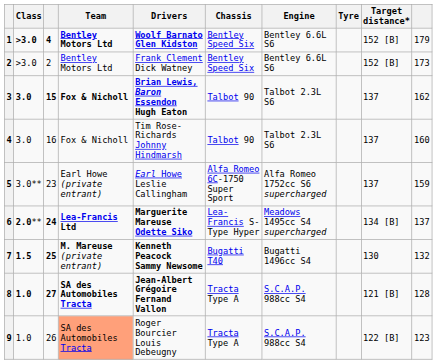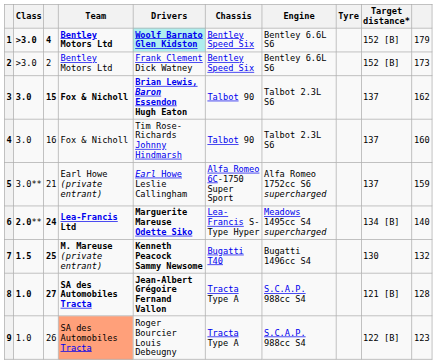(169, 40) no background -> (169, 40) paleturquoise background
(51, 184) 23 -> (51, 184) 21
(422, 223) 137 -> (422, 223) 140
